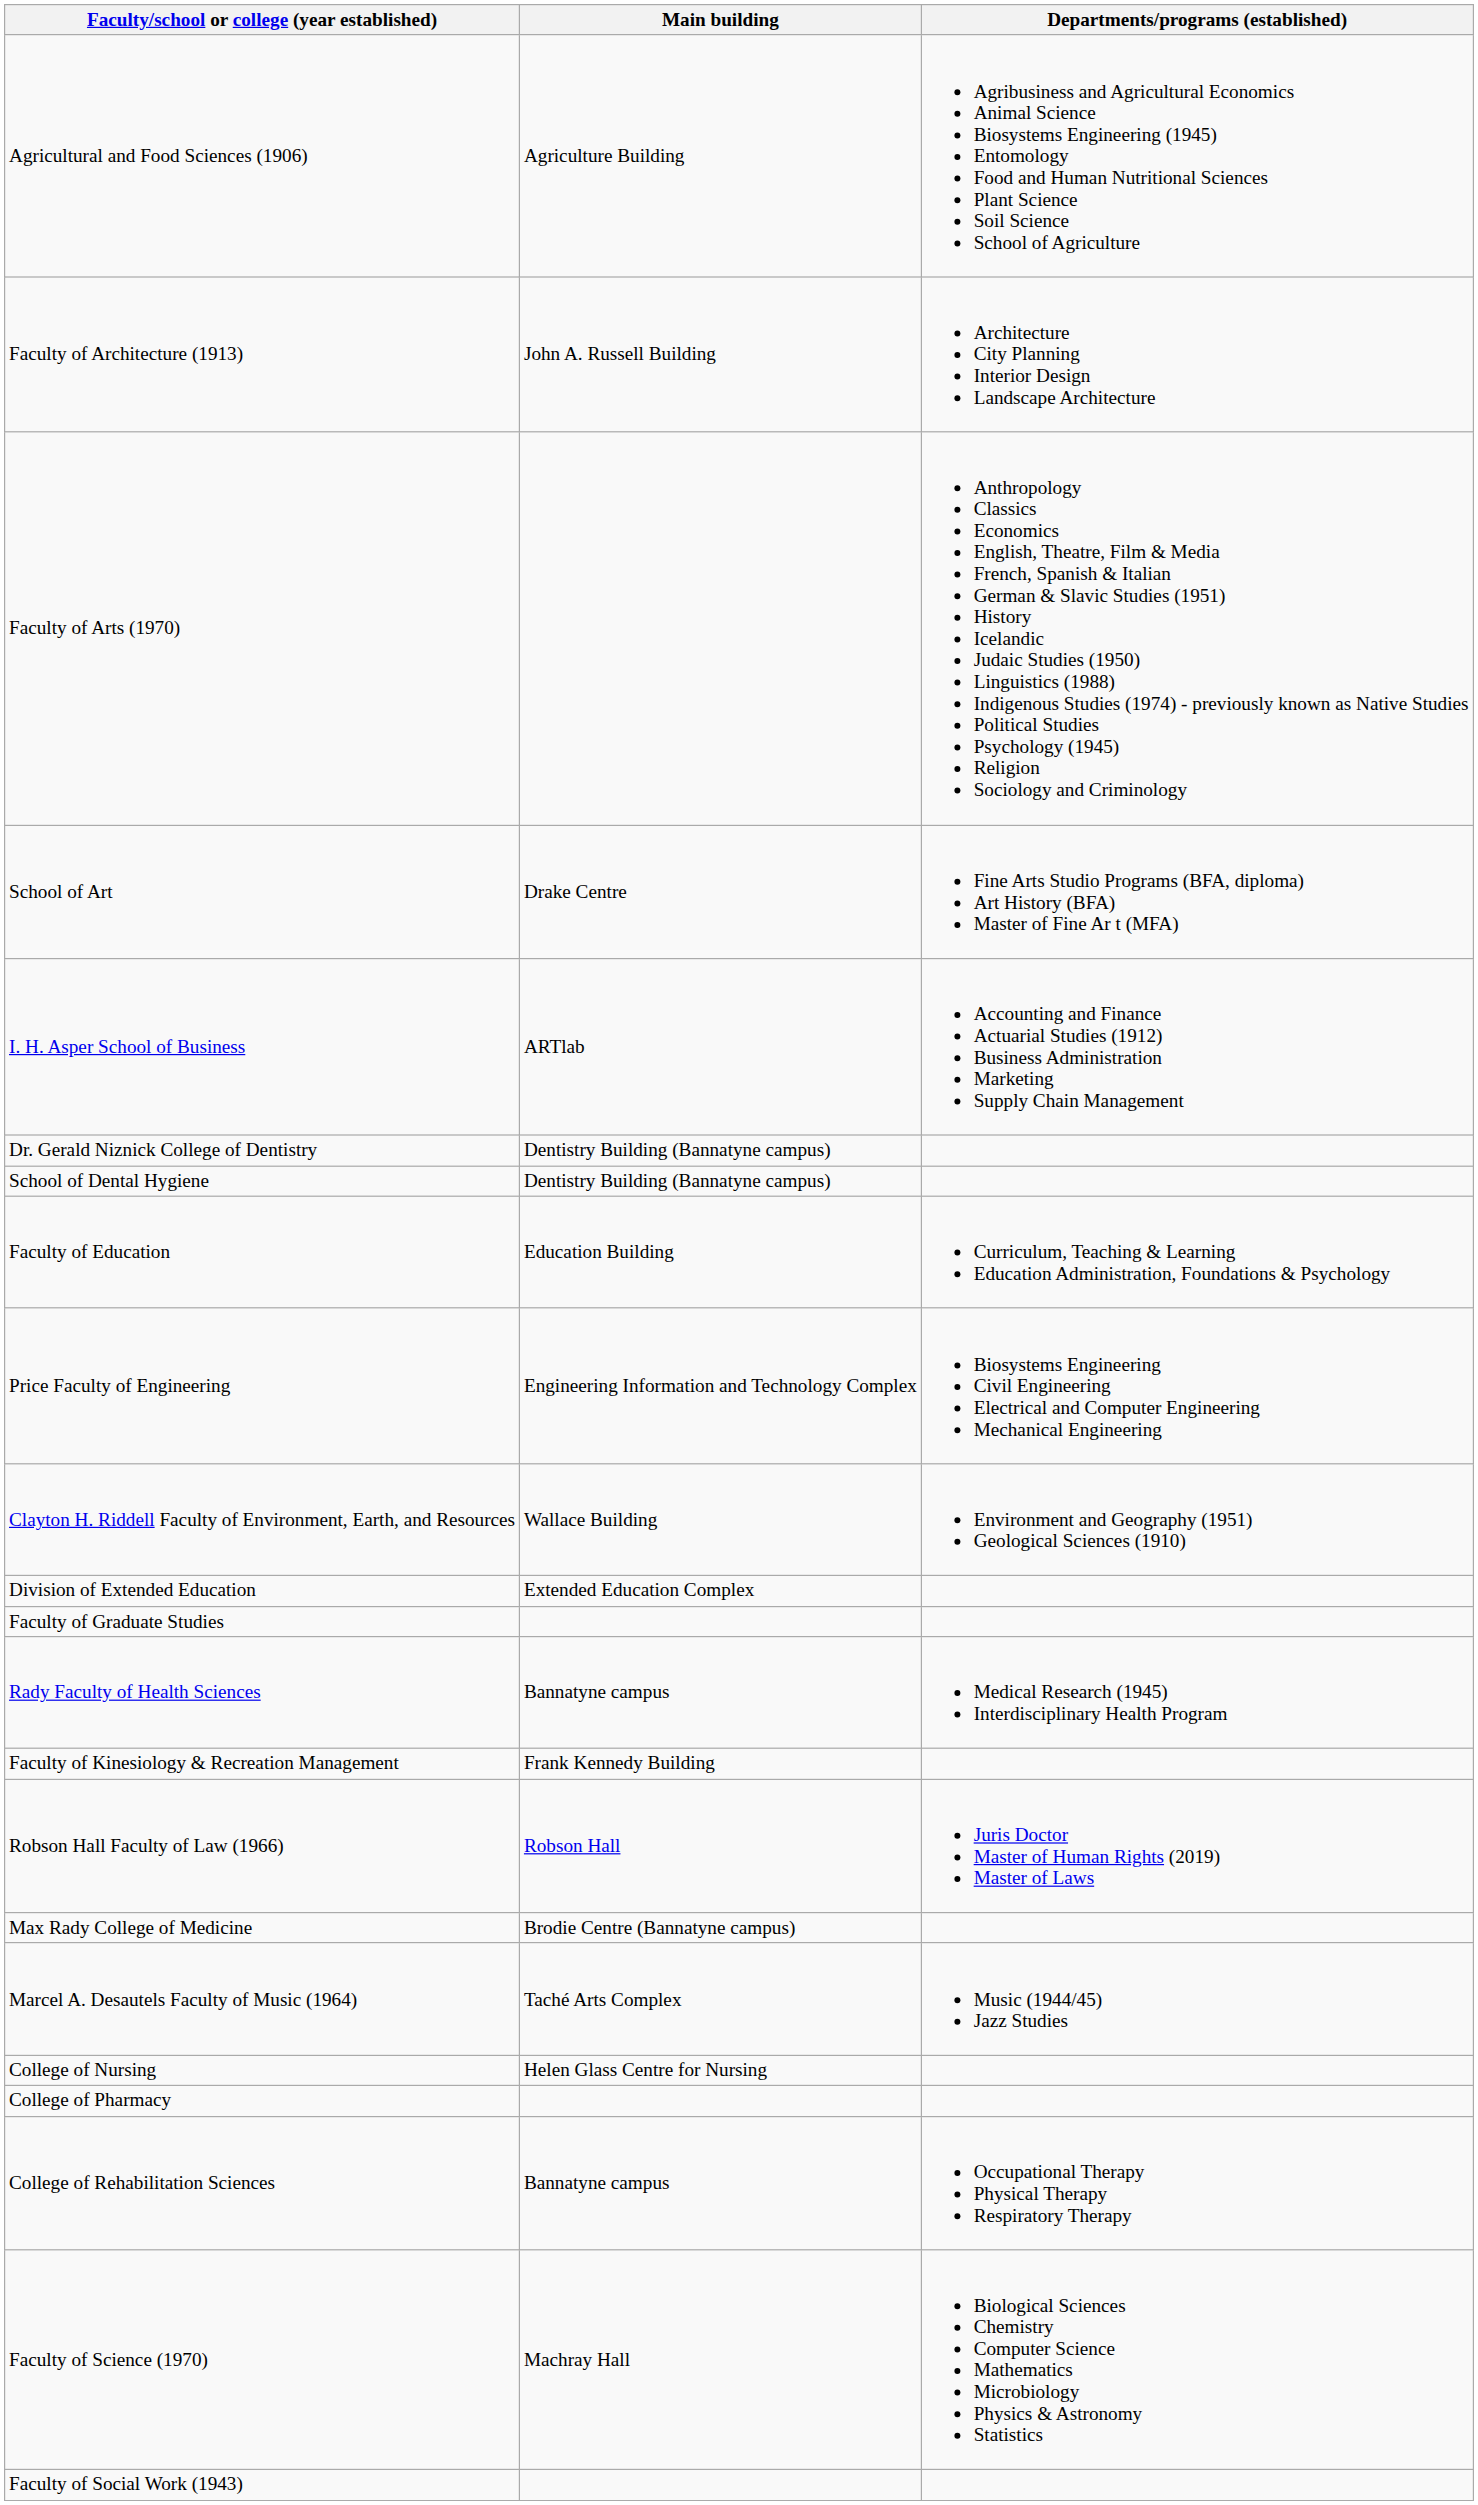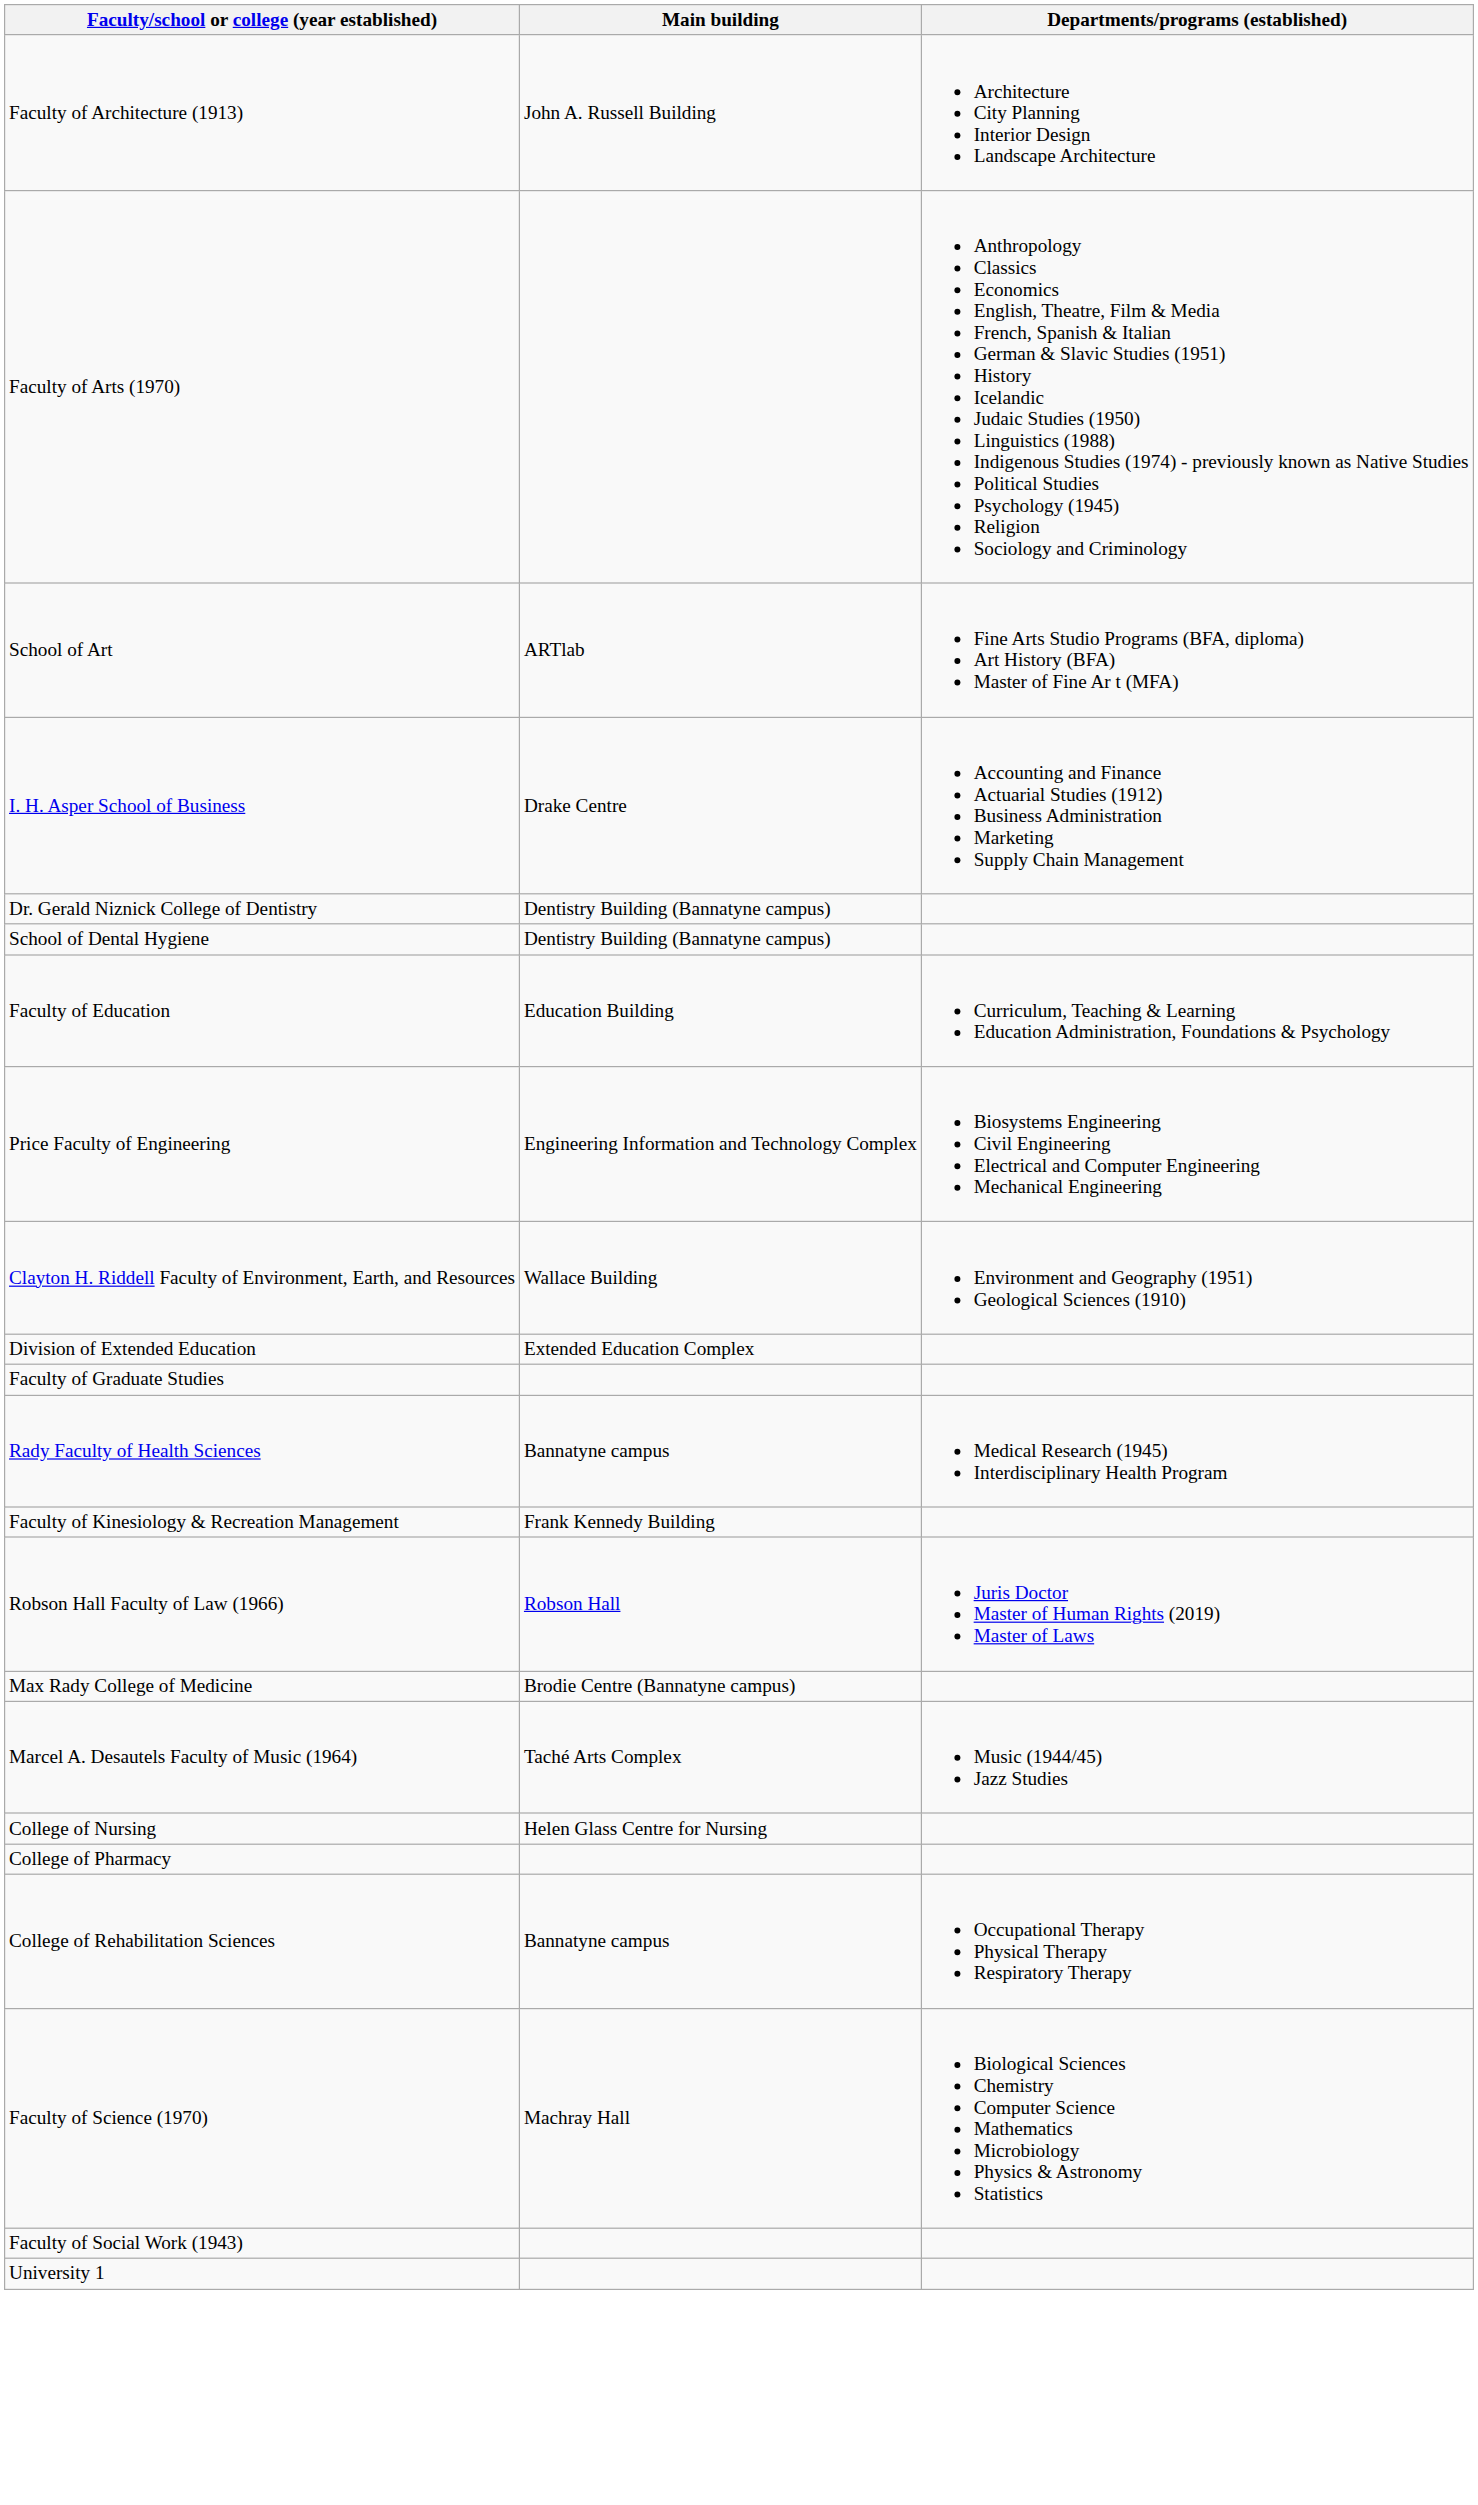- row: (158, 155)
(575, 891) Drake Centre -> (554, 649) ARTlab
(554, 1046) ARTlab -> (575, 805) Drake Centre
+ row: (57, 2273)
